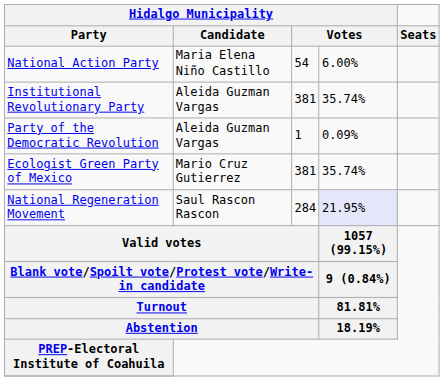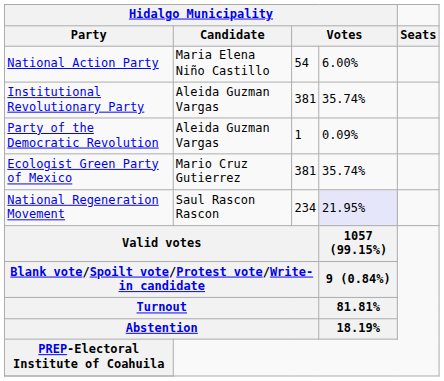(305, 208) 284 -> (305, 208) 234
